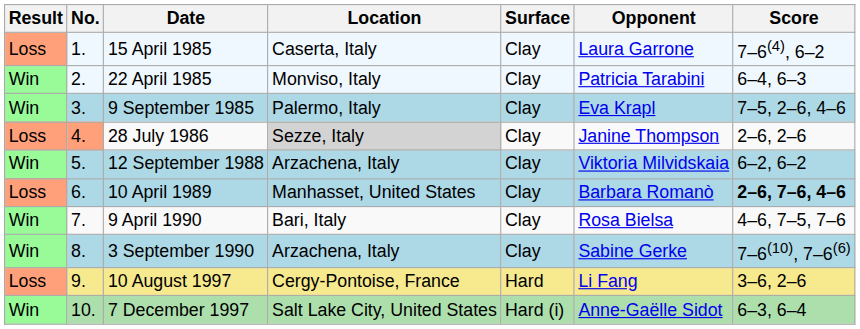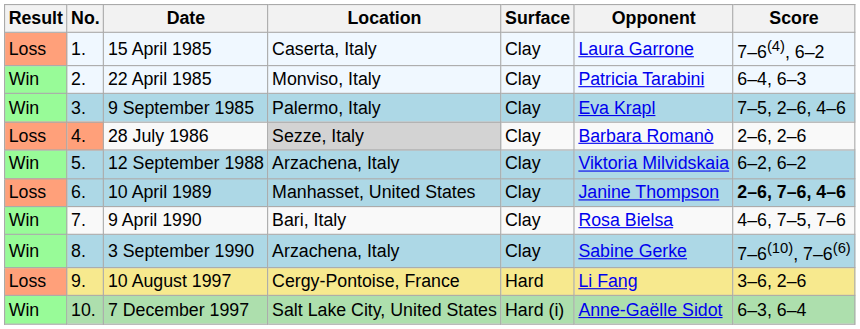(649, 136) Janine Thompson -> (646, 136) Barbara Romanò
(646, 192) Barbara Romanò -> (649, 192) Janine Thompson
